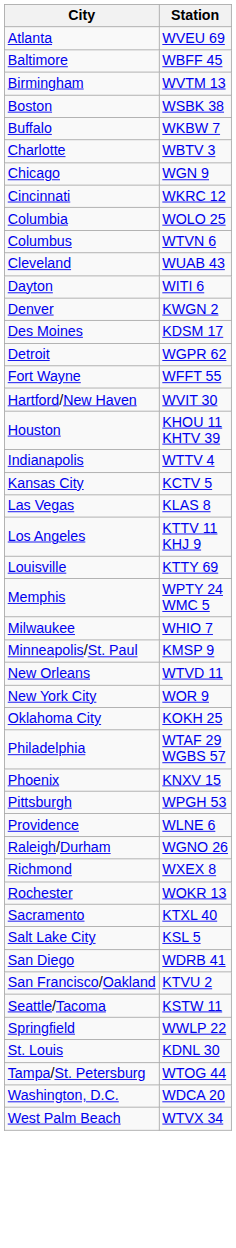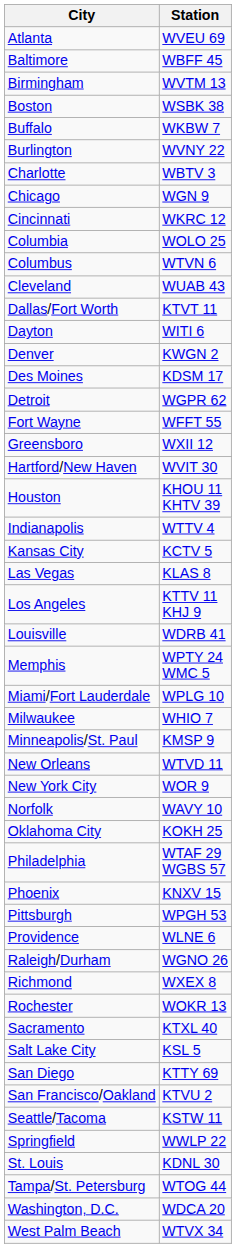+ row: (40, 151)
+ row: (63, 309)
+ row: (45, 444)
(190, 567) KTTY 69 -> (194, 635) WDRB 41
+ row: (79, 696)
+ row: (30, 809)
(194, 960) WDRB 41 -> (190, 1073) KTTY 69
